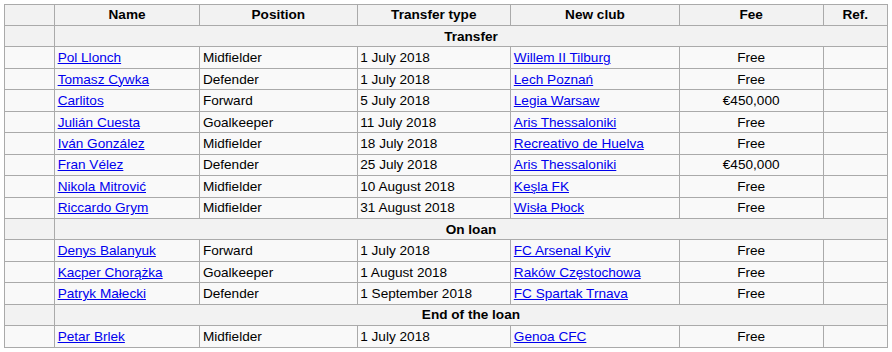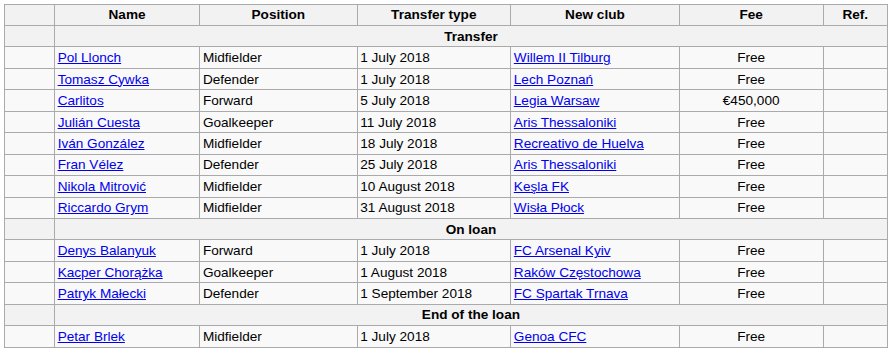(751, 165) €450,000 -> (751, 165) Free
